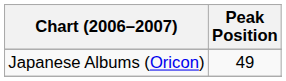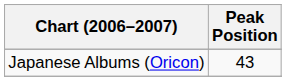(245, 62) 49 -> (245, 62) 43
